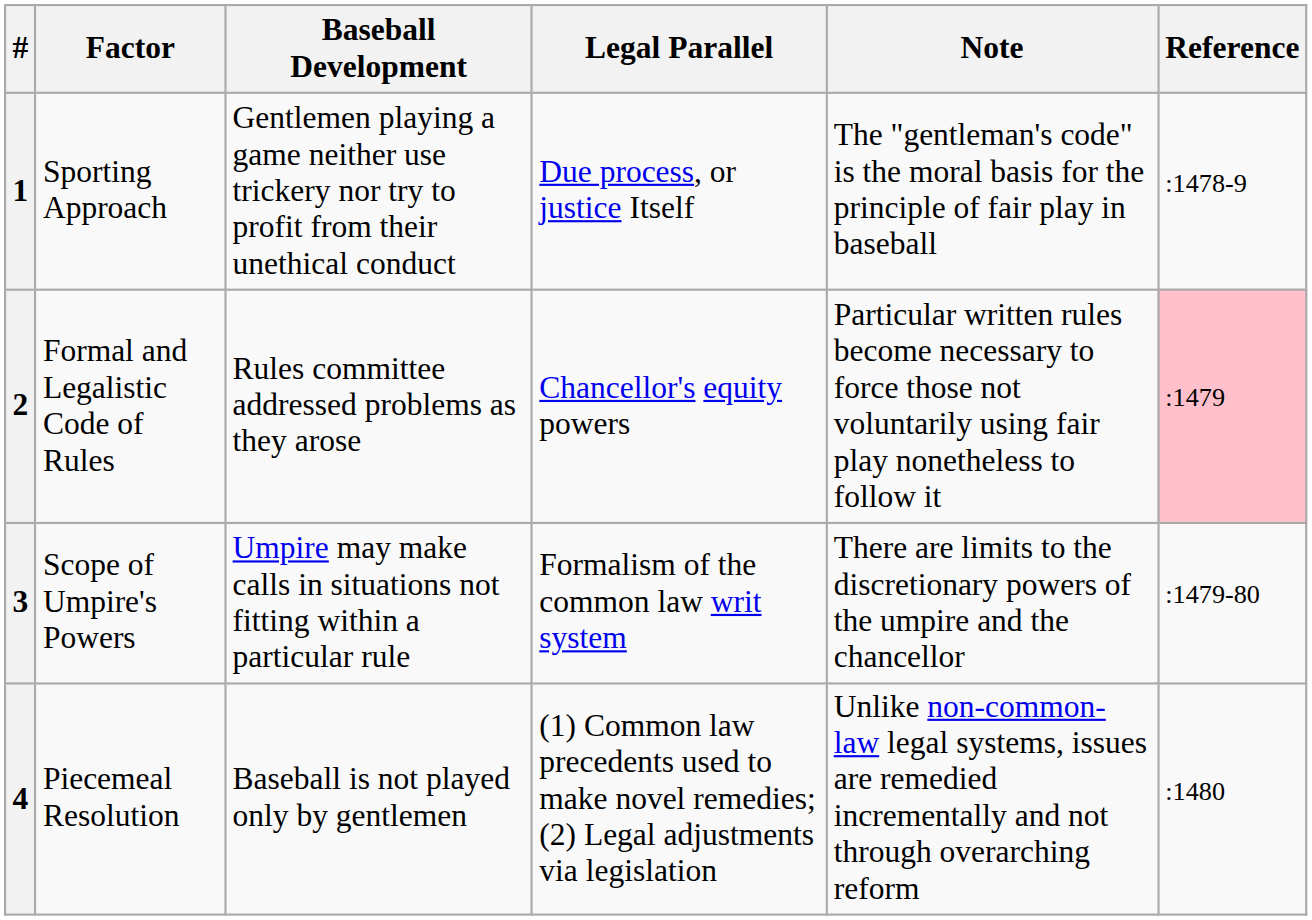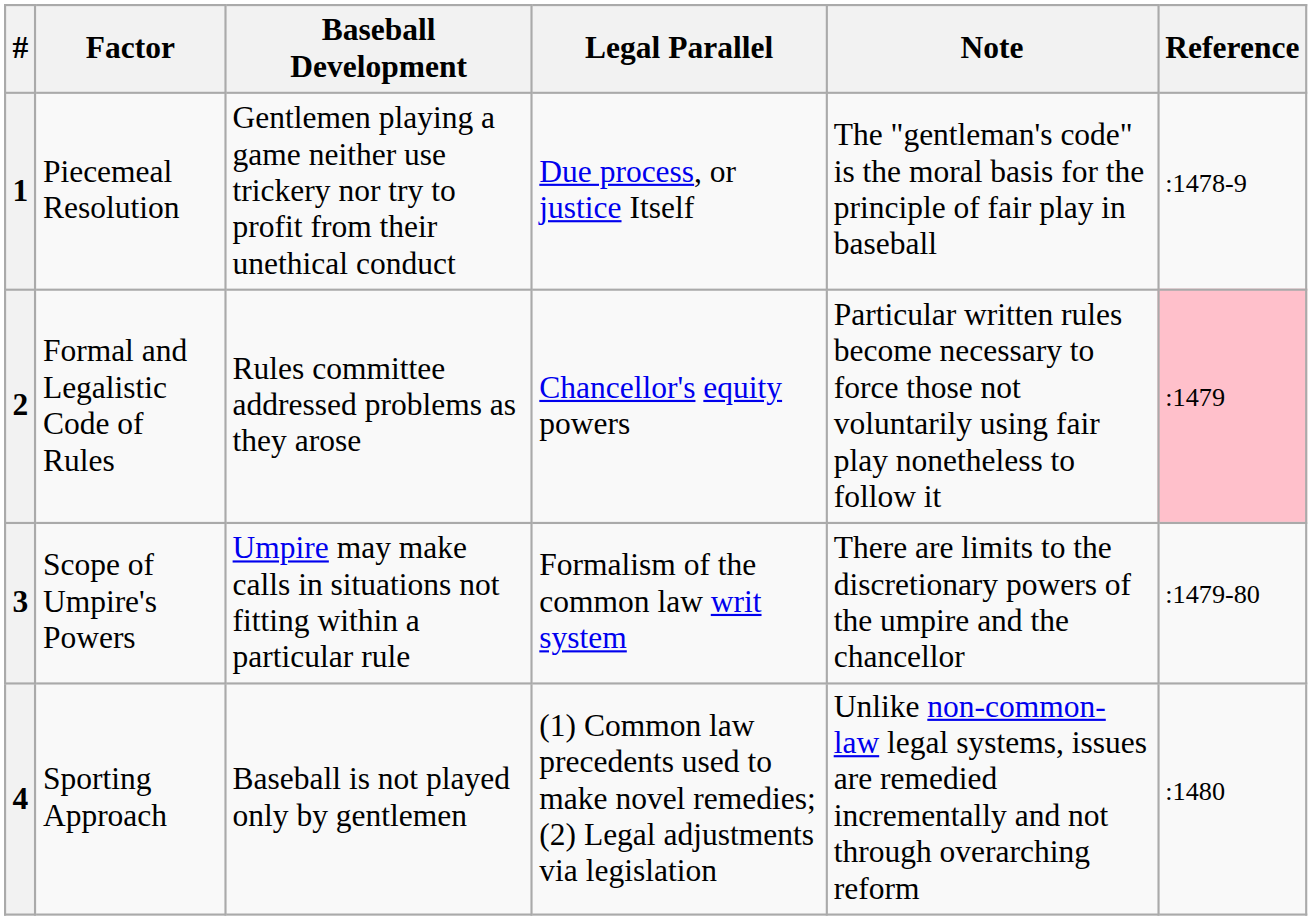(105, 189) Sporting Approach -> (111, 189) Piecemeal Resolution
(111, 798) Piecemeal Resolution -> (105, 798) Sporting Approach
